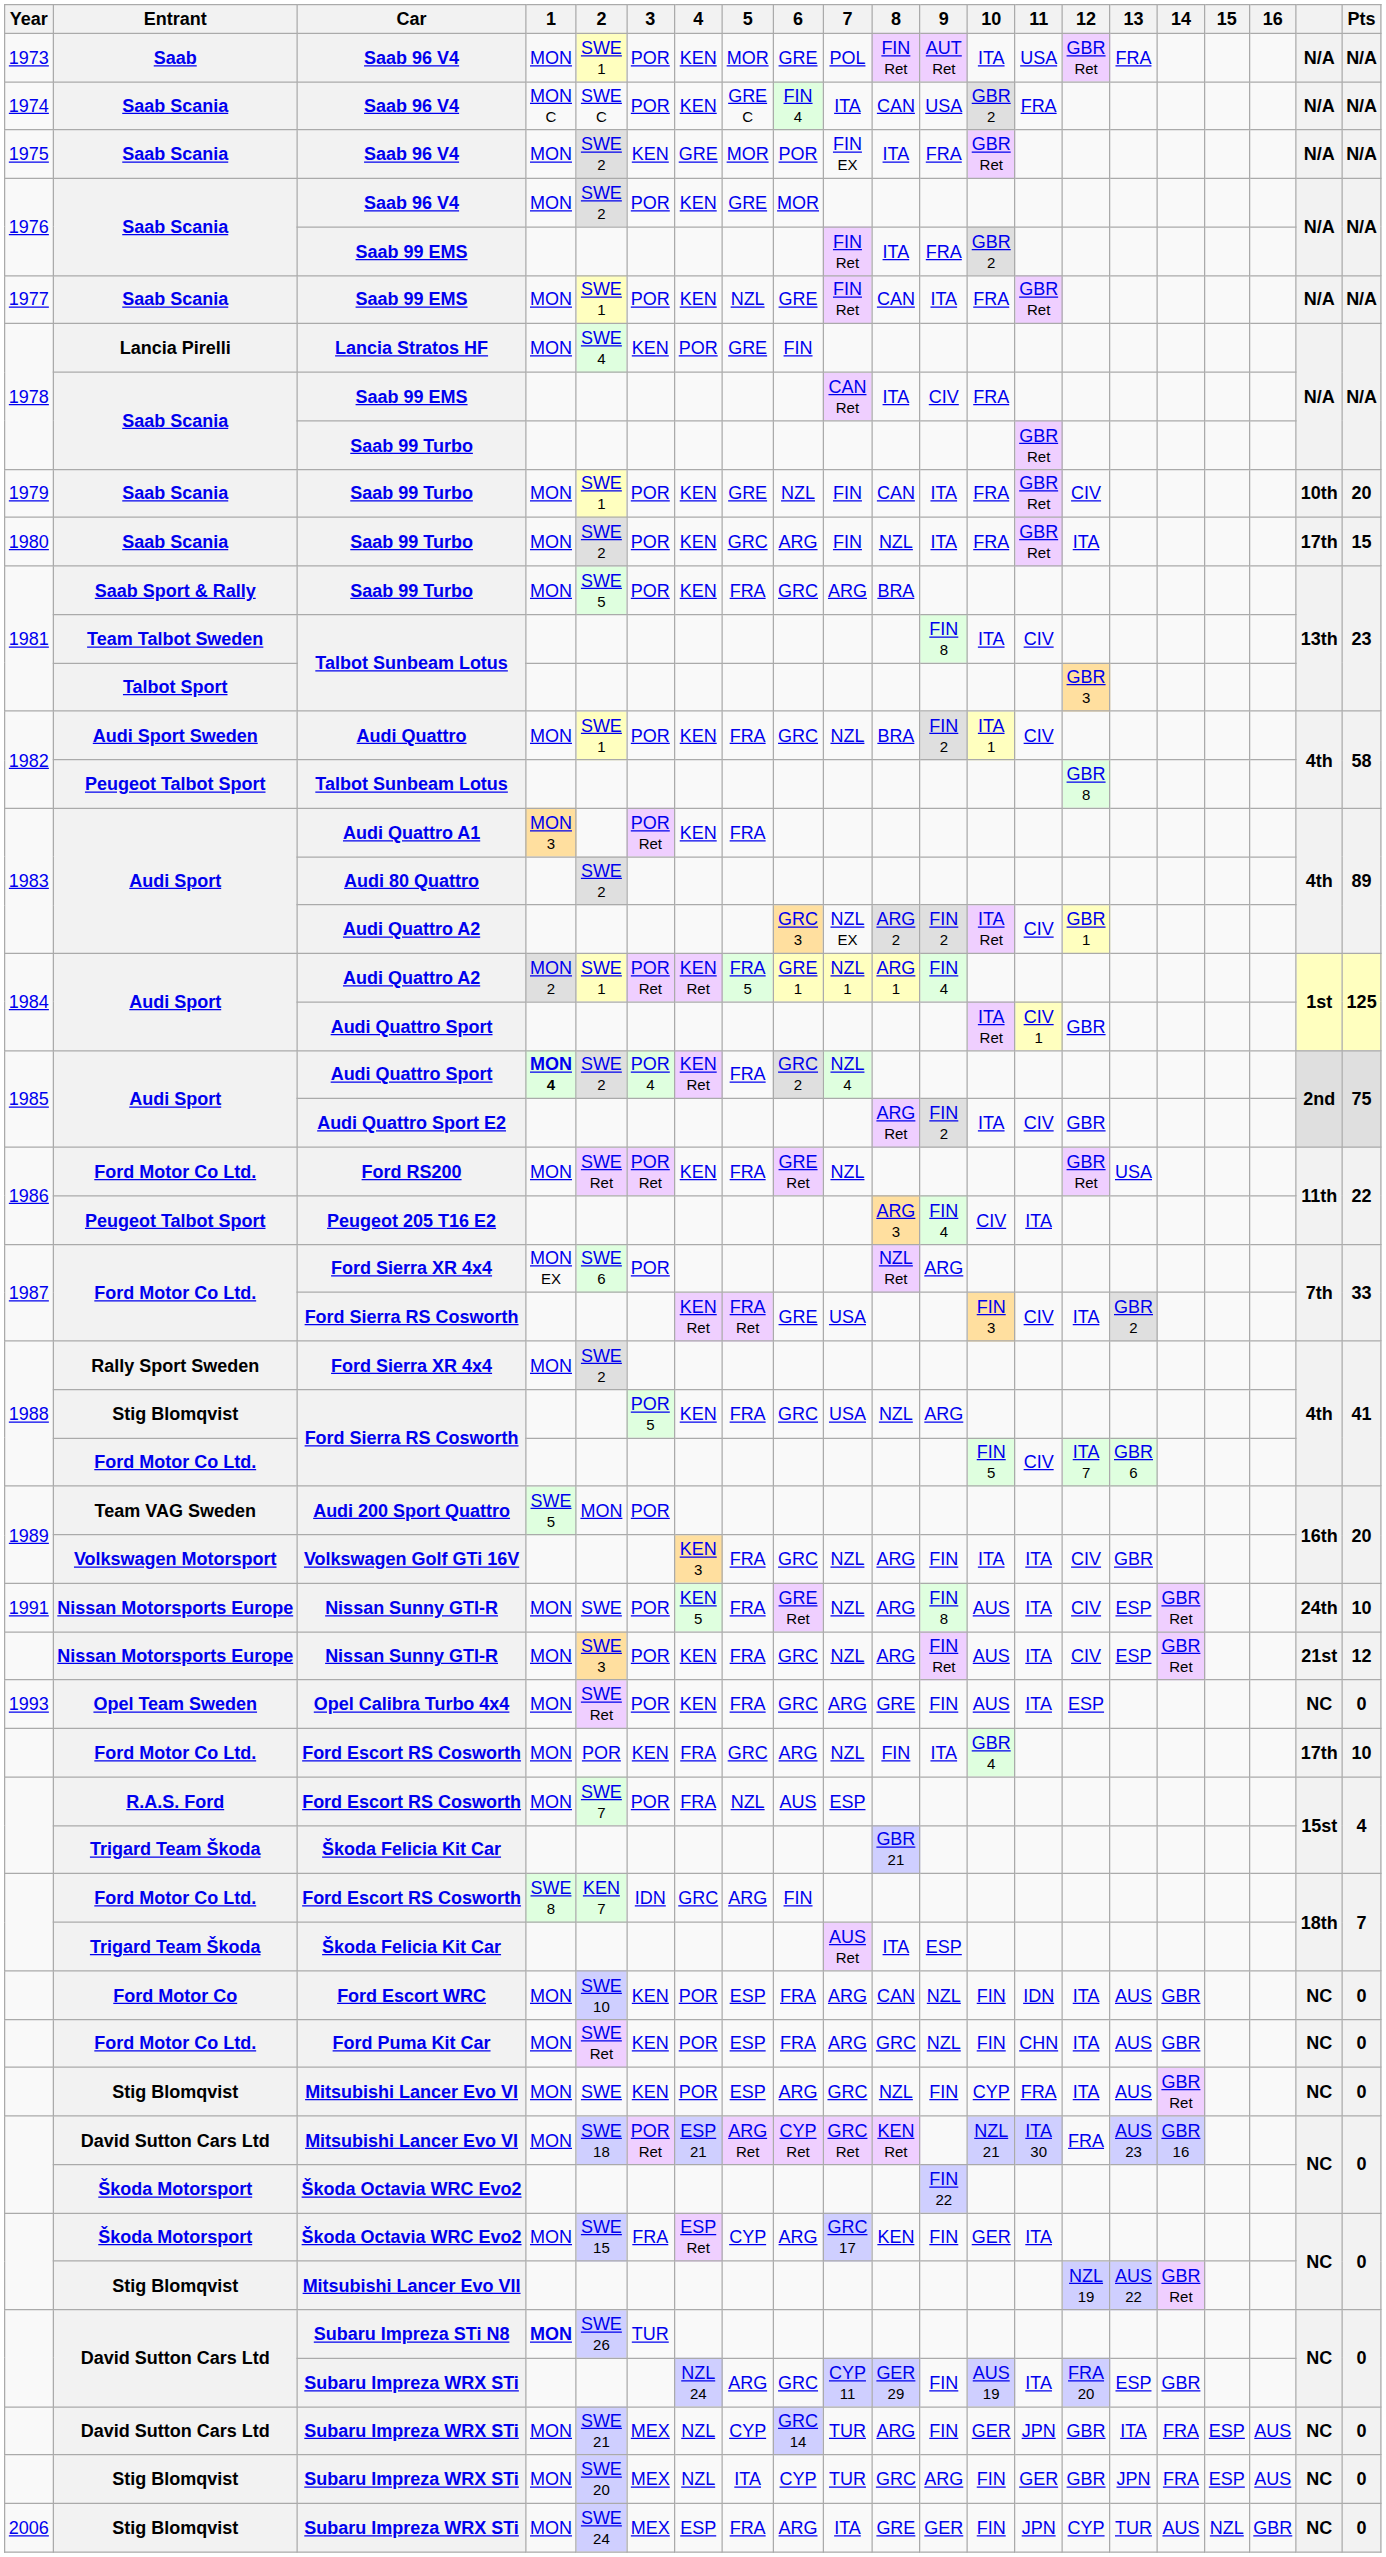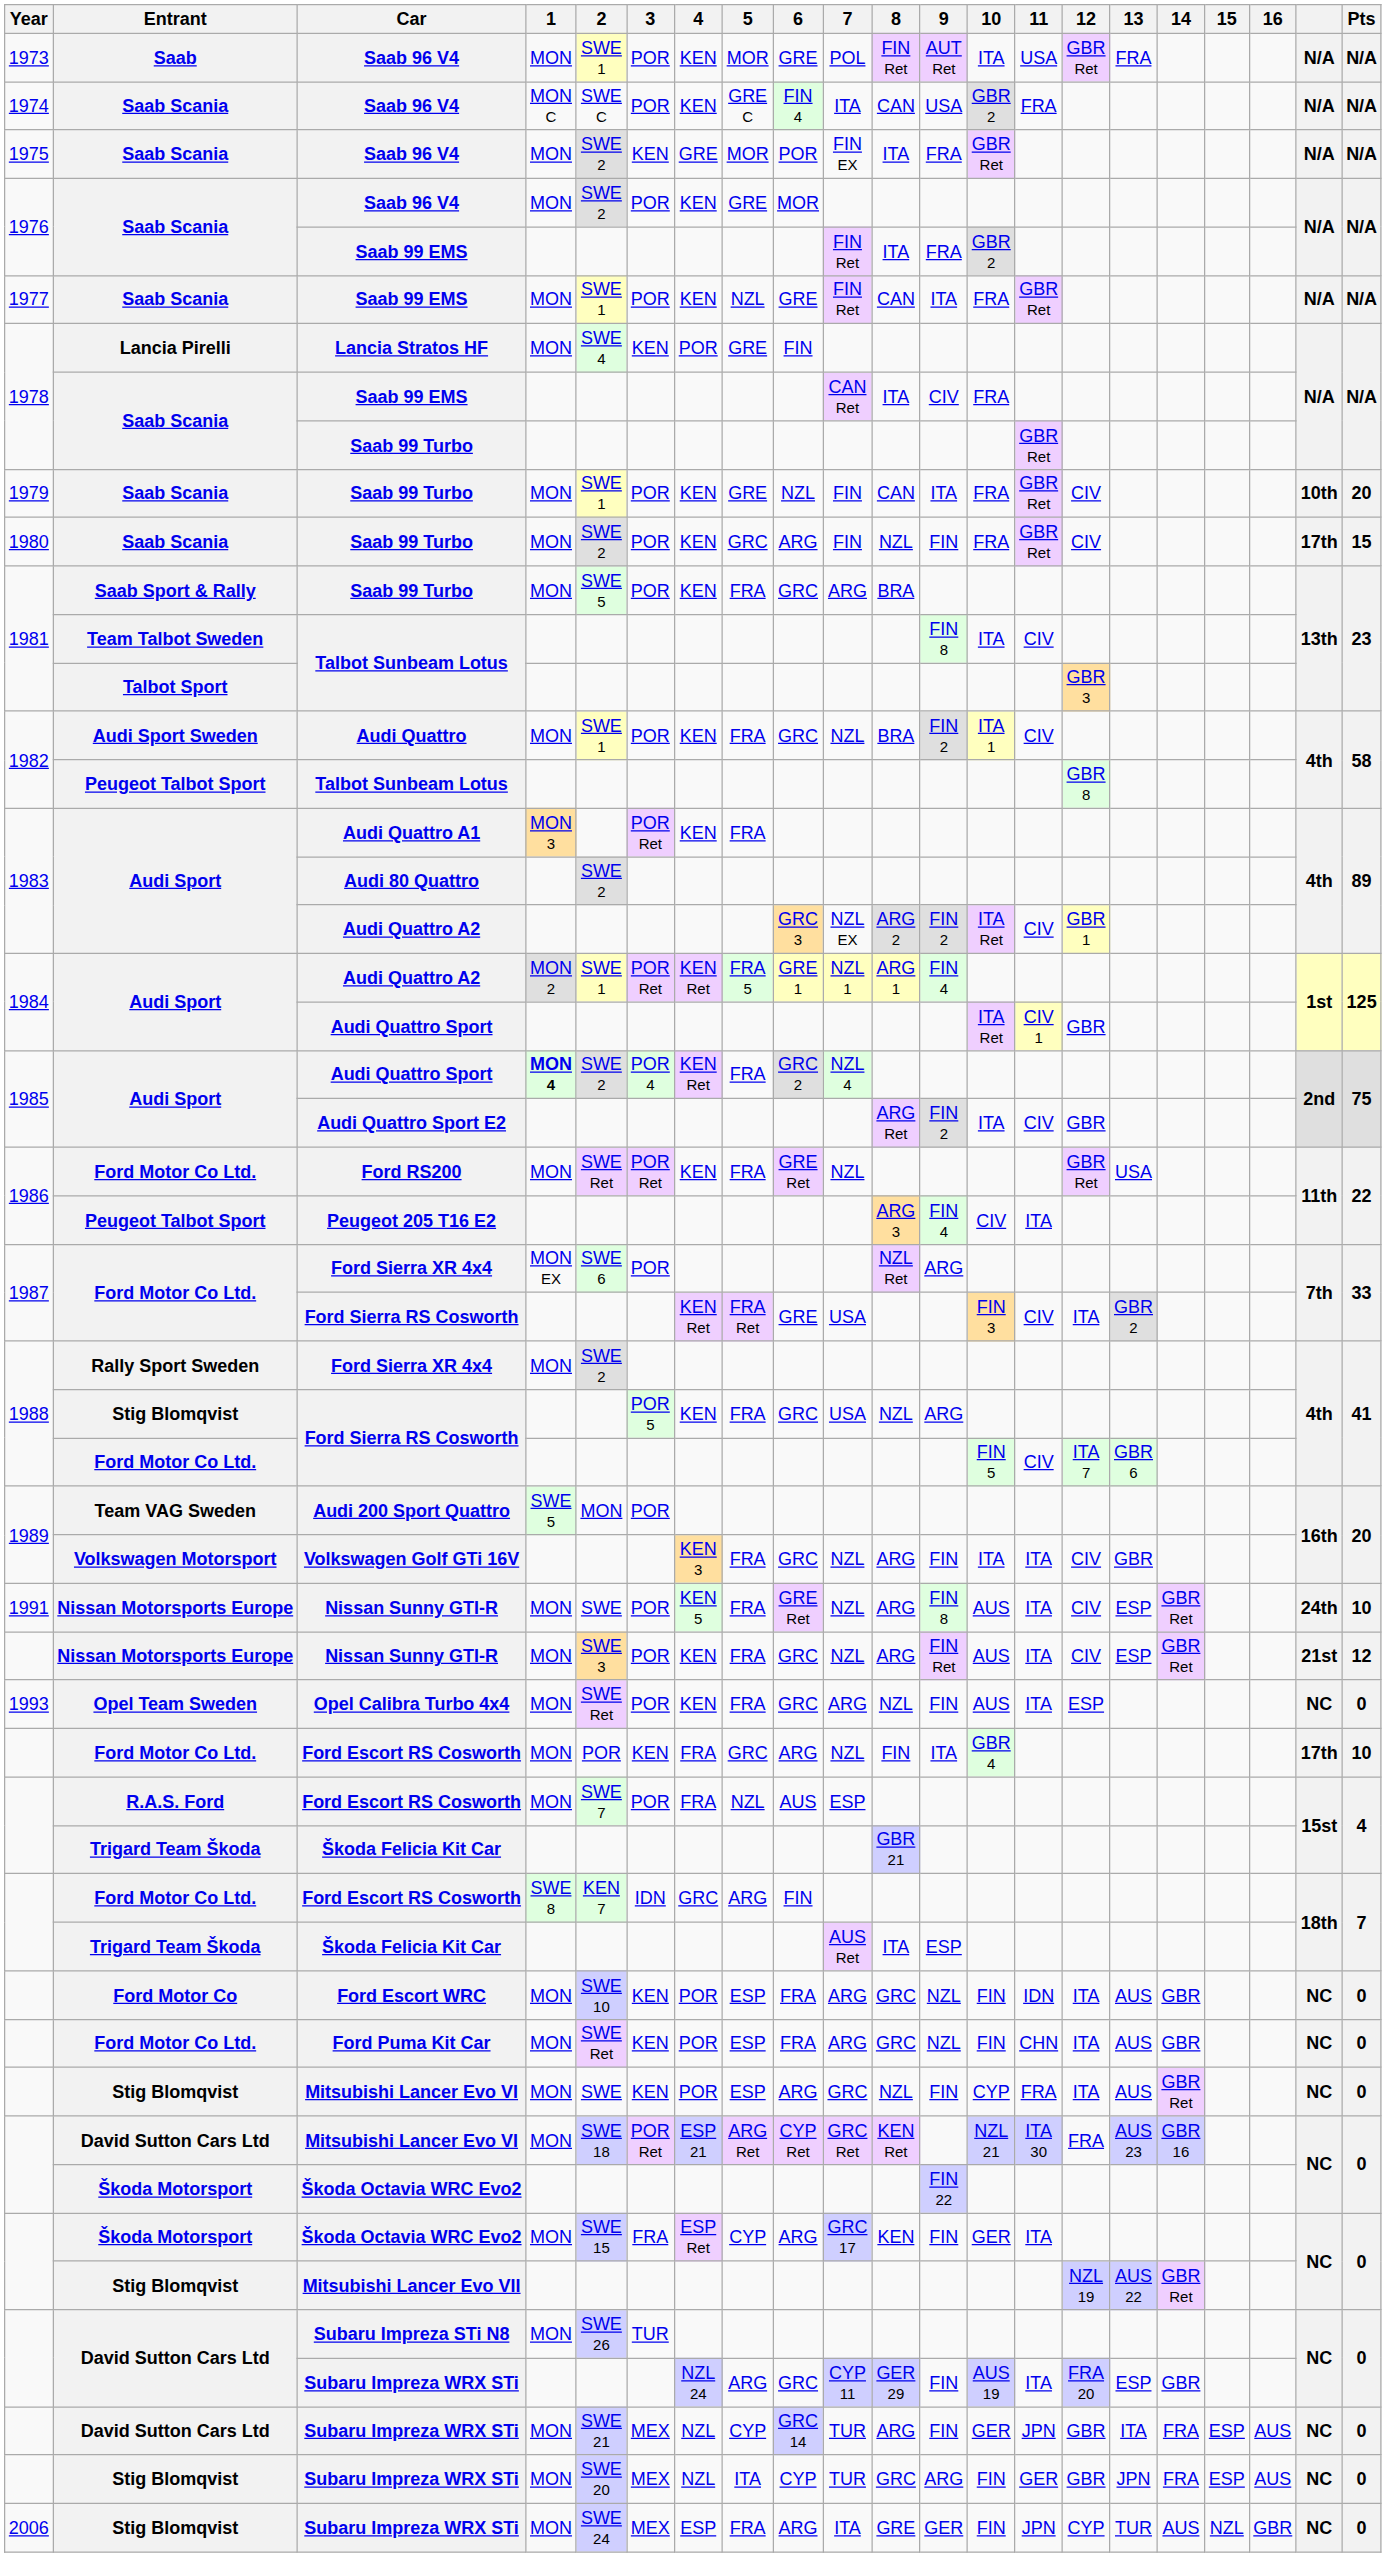(944, 542) ITA -> (944, 542) FIN
(1086, 542) ITA -> (1086, 542) CIV
(896, 1705) GRE -> (896, 1705) NZL
(896, 1995) CAN -> (896, 1995) GRC
(551, 2334) bold -> (551, 2334) normal
